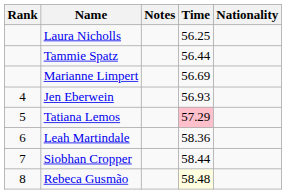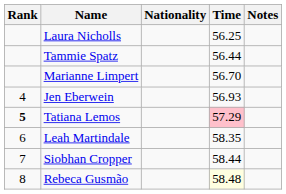columns swapped: (247, 14) <-> (160, 14)
(196, 76) 56.69 -> (227, 76) 56.70
(23, 117) normal -> (23, 117) bold
(196, 138) 58.36 -> (227, 138) 58.35
